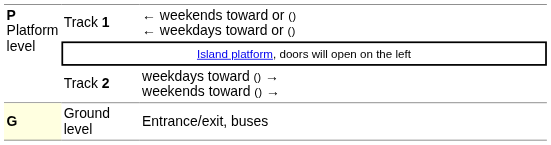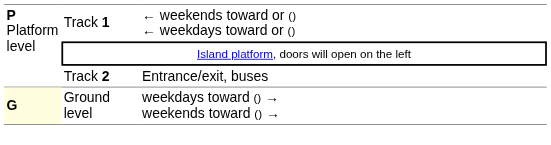(211, 84) weekdays toward () → weekends toward () → -> (205, 76) Entrance/exit, buses
(205, 121) Entrance/exit, buses -> (211, 105) weekdays toward () → weekends toward () →
